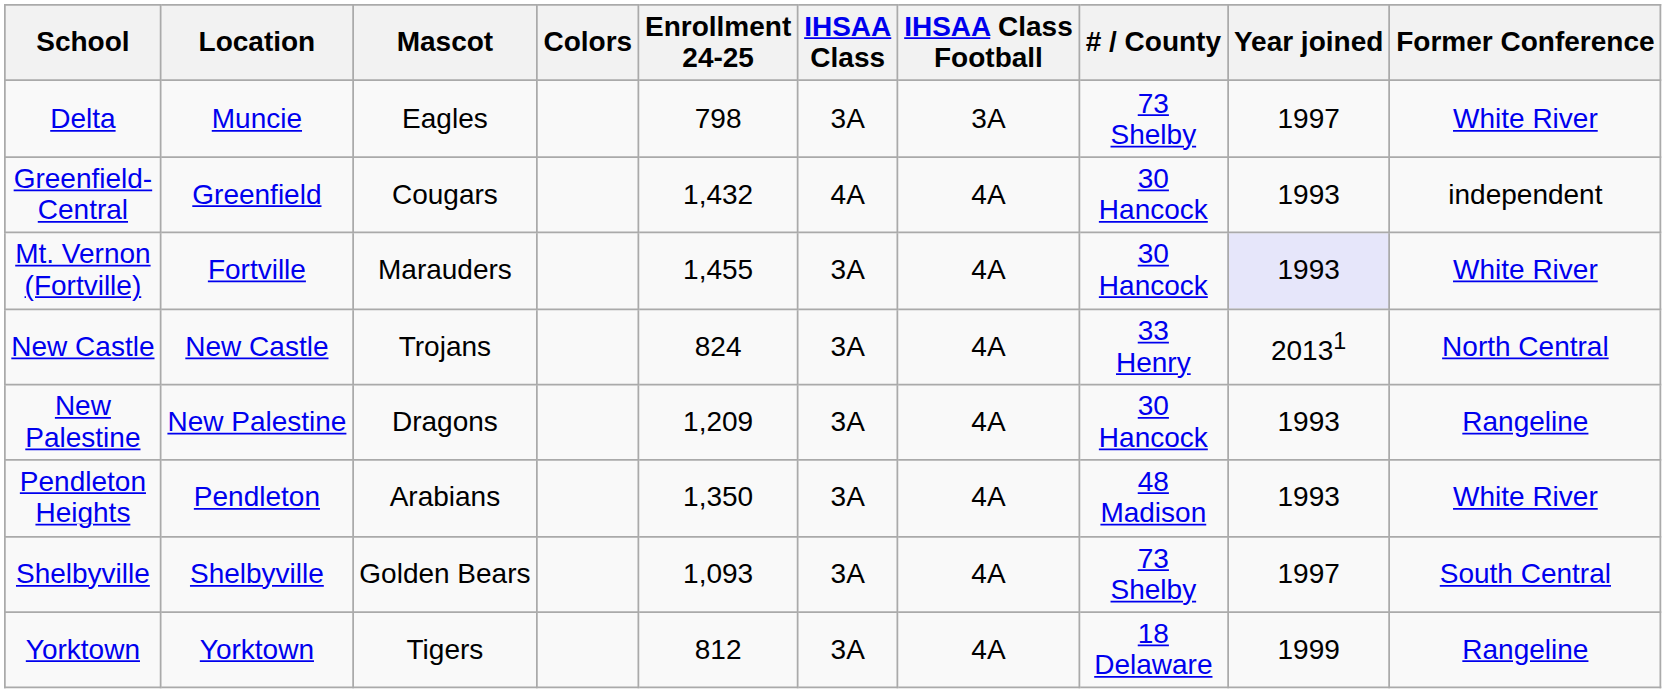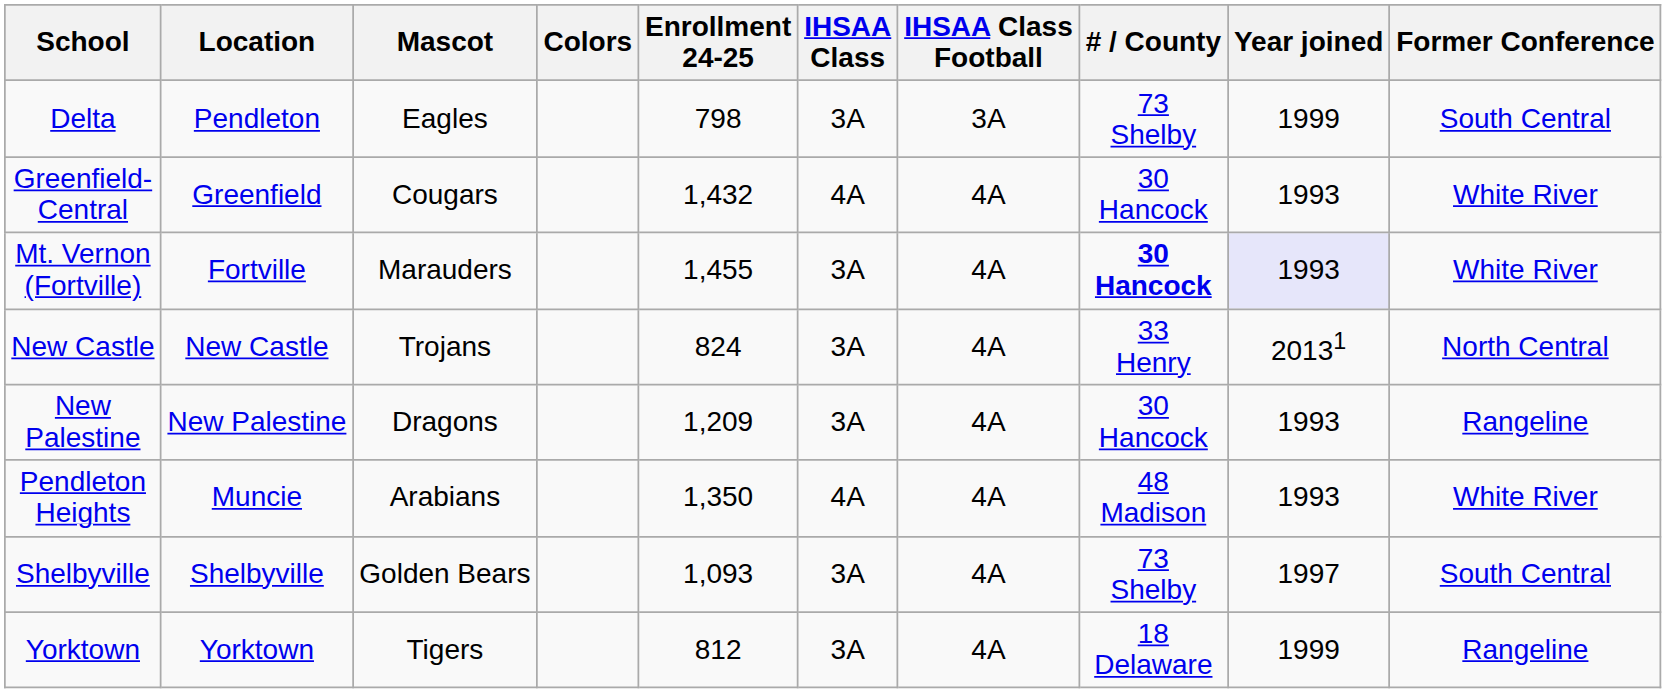(257, 118) Muncie -> (257, 118) Pendleton
(1309, 118) 1997 -> (1309, 118) 1999
(1525, 118) White River -> (1525, 118) South Central
(1525, 194) independent -> (1525, 194) White River
(1153, 270) normal -> (1153, 270) bold
(257, 497) Pendleton -> (257, 497) Muncie
(848, 497) 3A -> (848, 497) 4A
